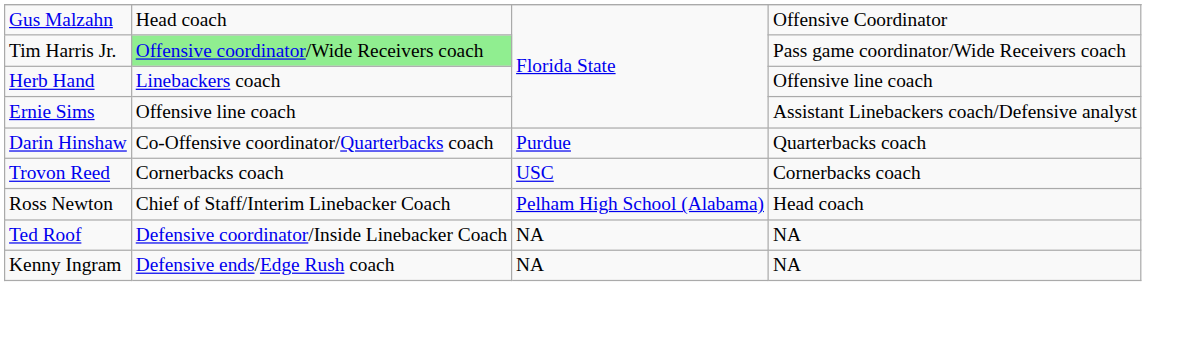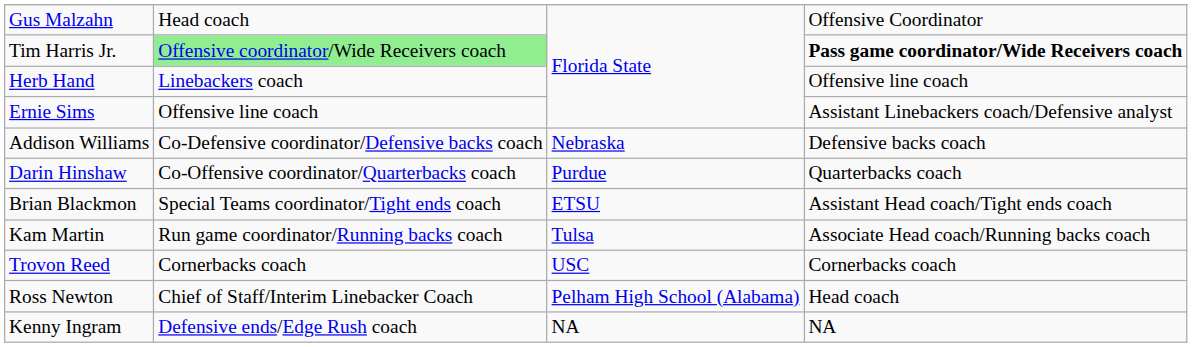(949, 50) normal -> (995, 50) bold
+ row: (79, 142)
+ row: (73, 204)
+ row: (57, 234)
- row: (45, 234)
